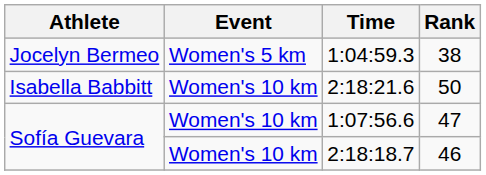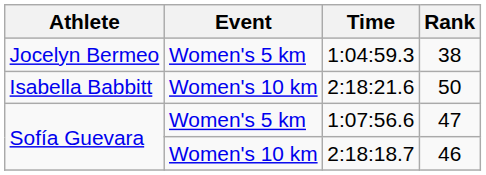(243, 121) Women's 10 km -> (238, 121) Women's 5 km
